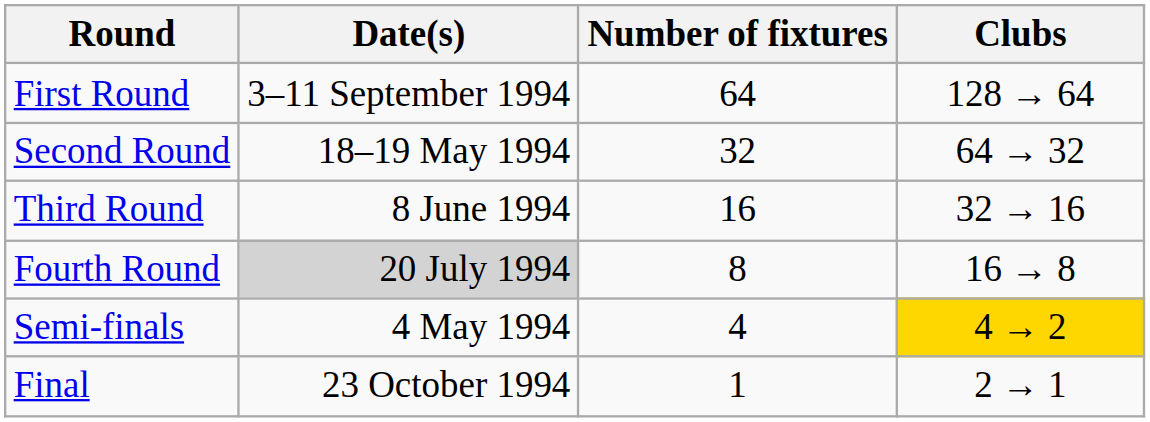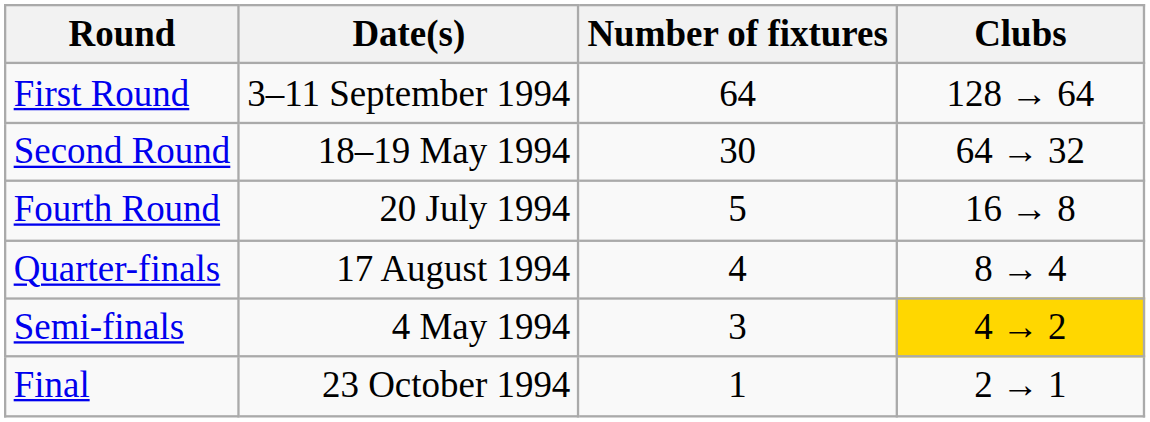(738, 151) 32 -> (738, 151) 30
- row: (109, 209)
(475, 268) lightgrey background -> (475, 209) no background
(738, 268) 8 -> (738, 209) 5
+ row: (117, 268)
(738, 326) 4 -> (738, 326) 3
